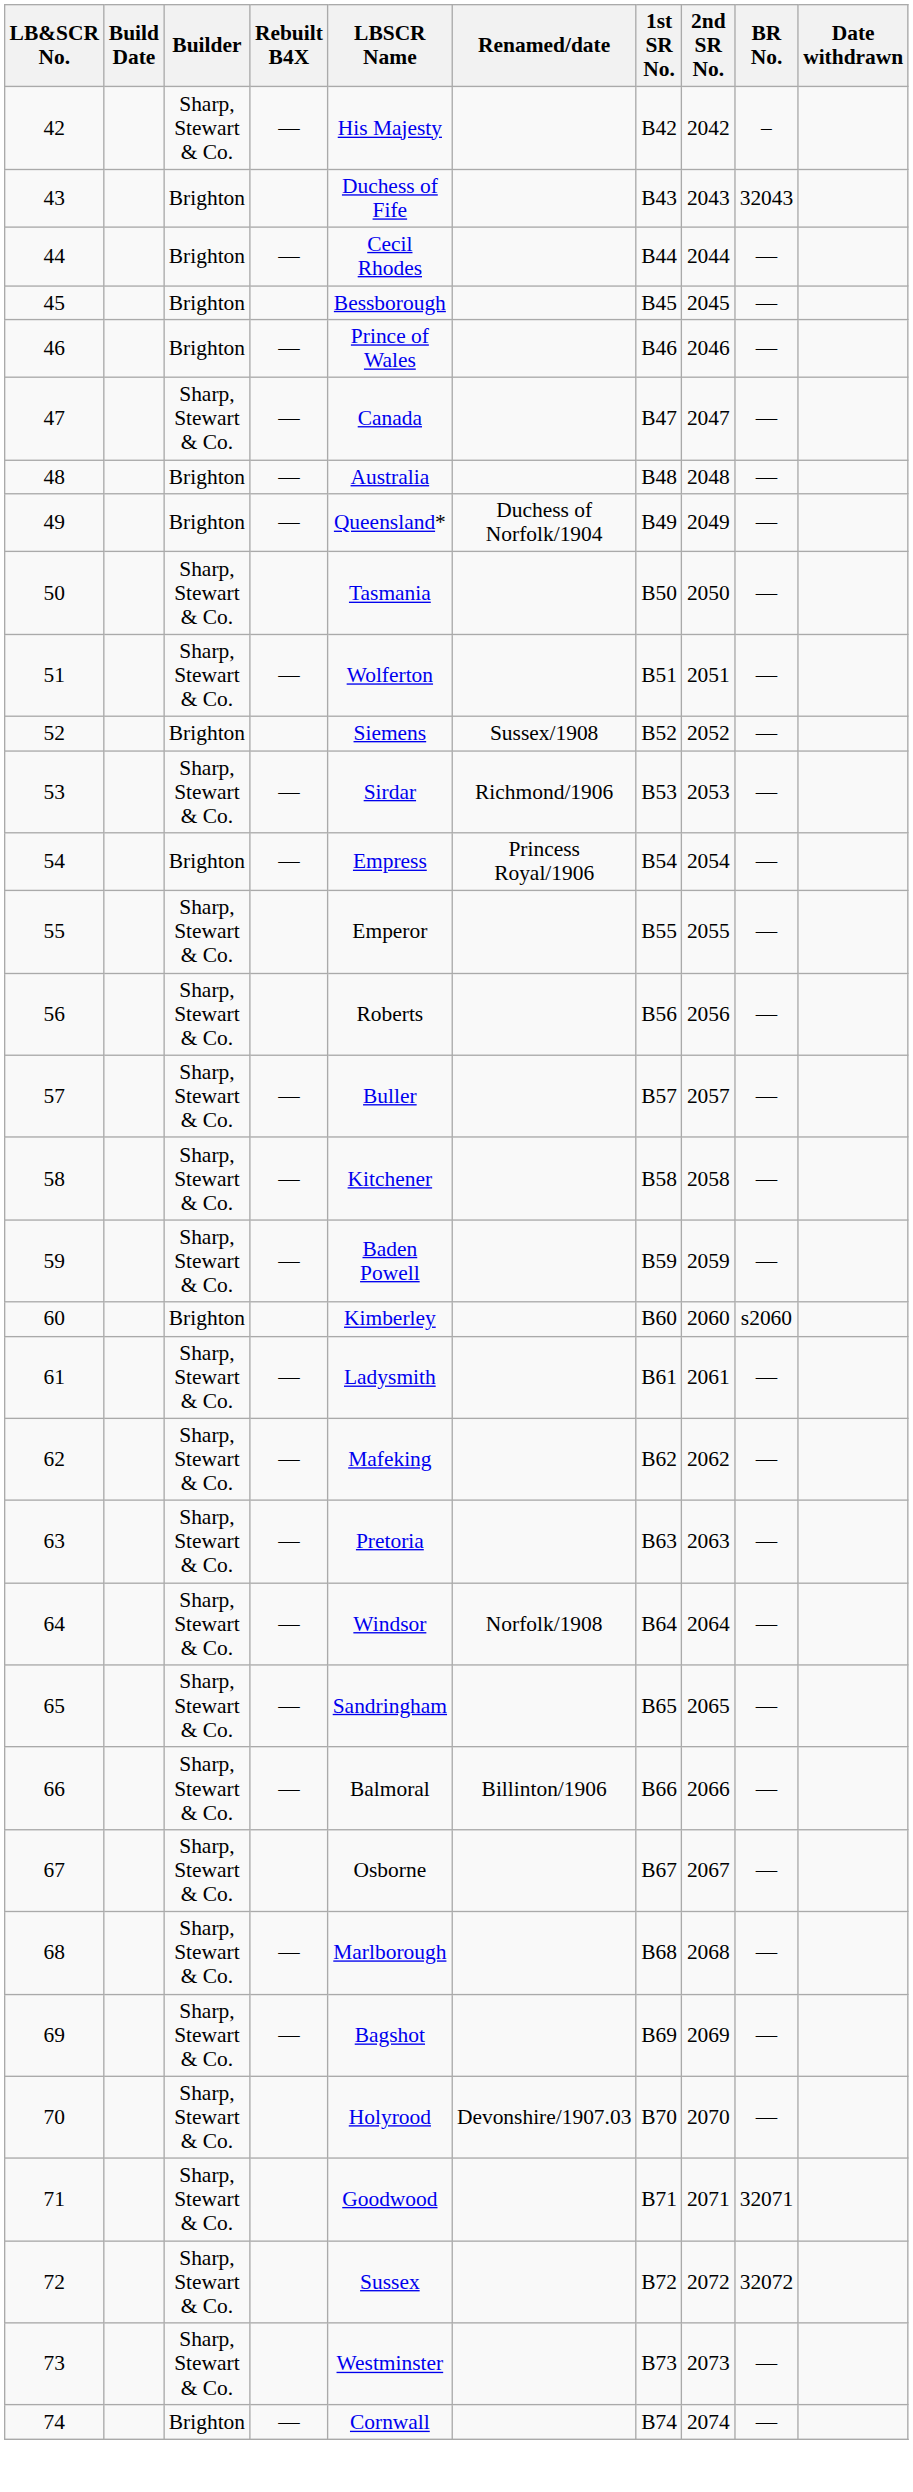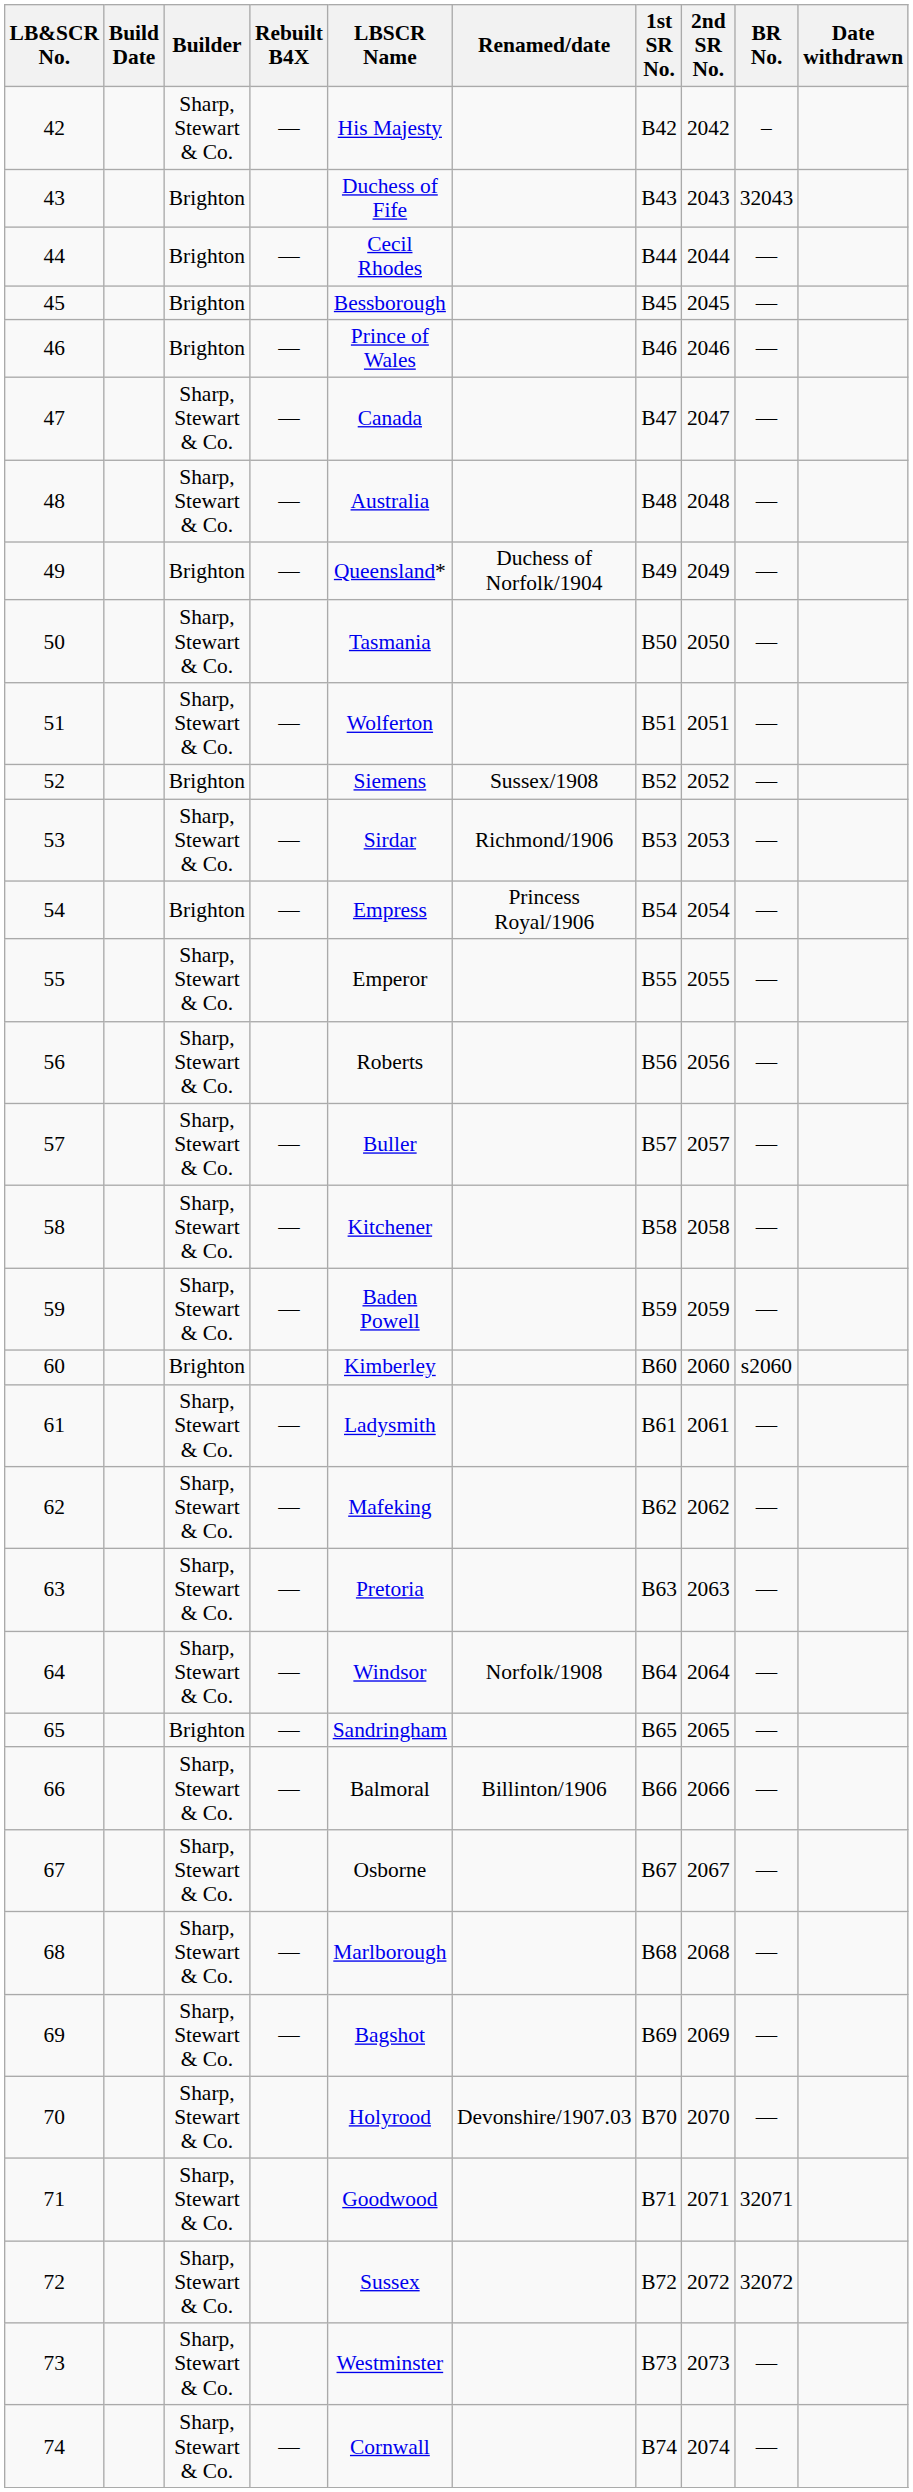(207, 476) Brighton -> (207, 500) Sharp, Stewart & Co.
(207, 1705) Sharp, Stewart & Co. -> (207, 1730) Brighton
(207, 2421) Brighton -> (207, 2446) Sharp, Stewart & Co.
